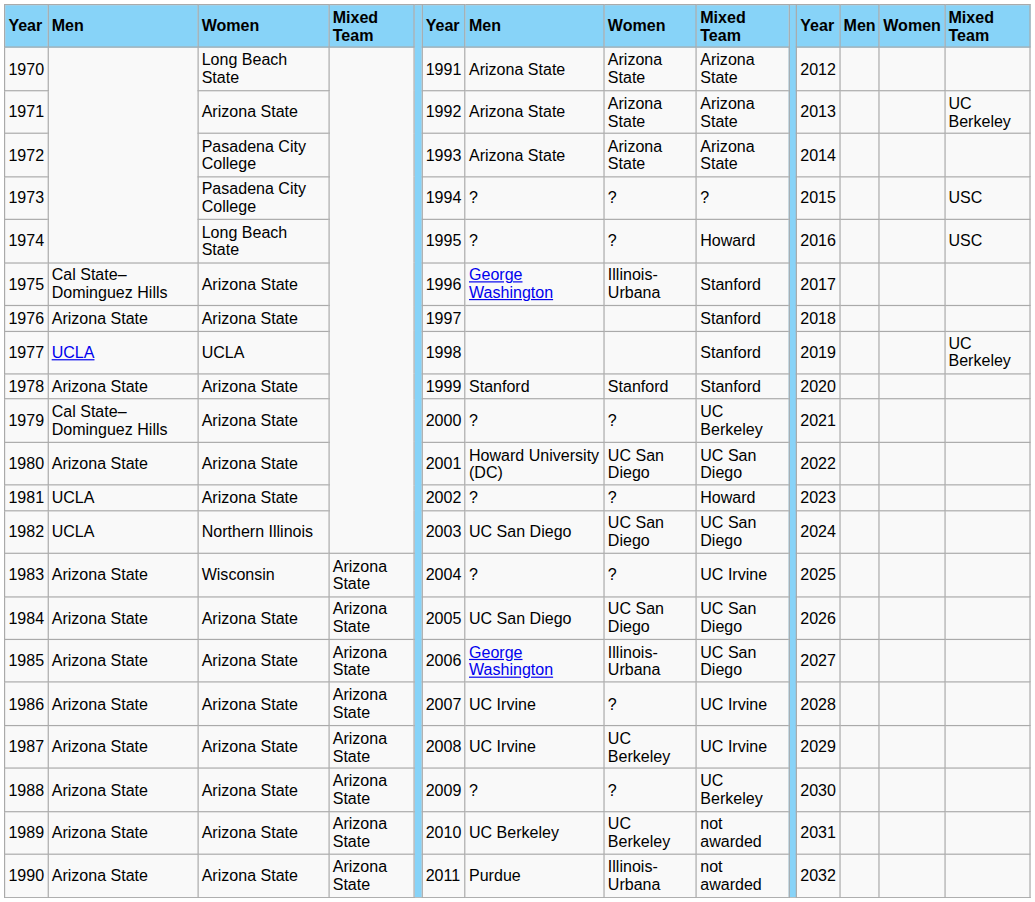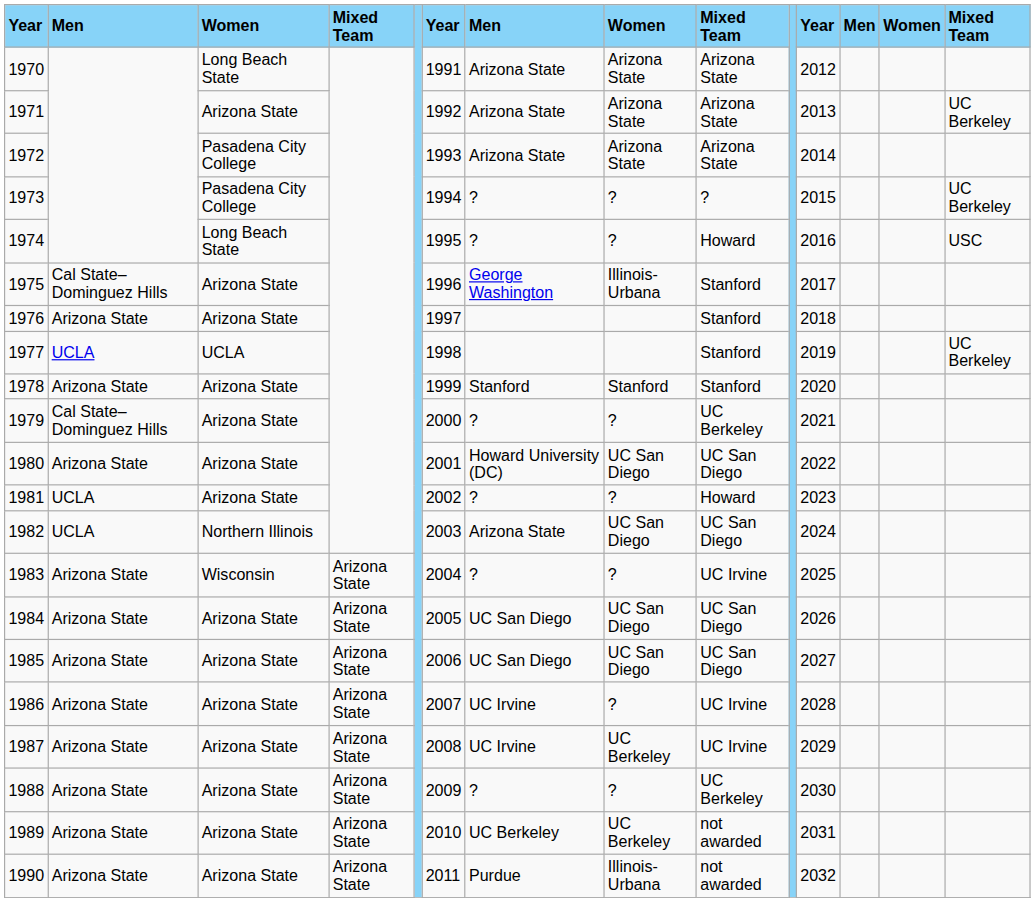(965, 198) USC -> (980, 198) UC Berkeley
(520, 532) UC San Diego -> (517, 532) Arizona State
(511, 661) George Washington -> (520, 661) UC San Diego
(634, 661) Illinois-Urbana -> (636, 661) UC San Diego
